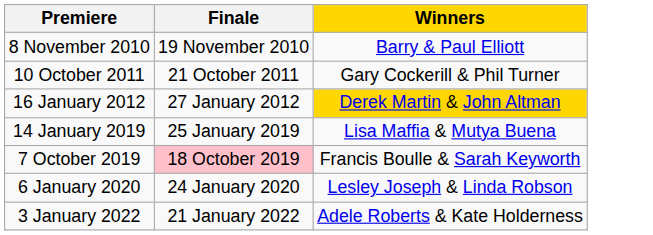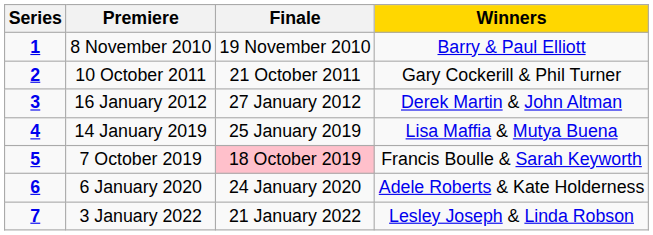+ column: (35, 18)
(450, 103) gold background -> (512, 103) no background
(450, 187) Lesley Joseph & Linda Robson -> (512, 187) Adele Roberts & Kate Holderness
(450, 215) Adele Roberts & Kate Holderness -> (512, 215) Lesley Joseph & Linda Robson
